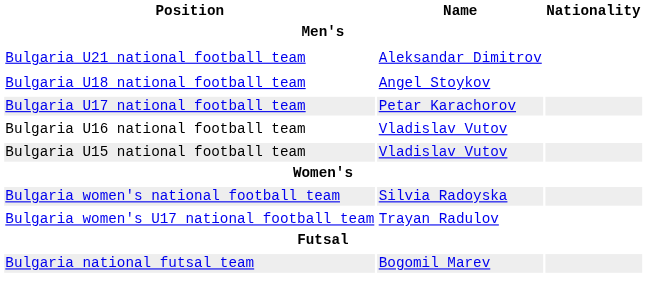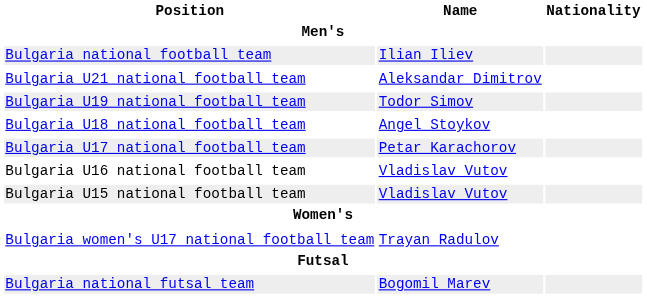+ row: (138, 56)
+ row: (155, 102)
- row: (173, 196)
